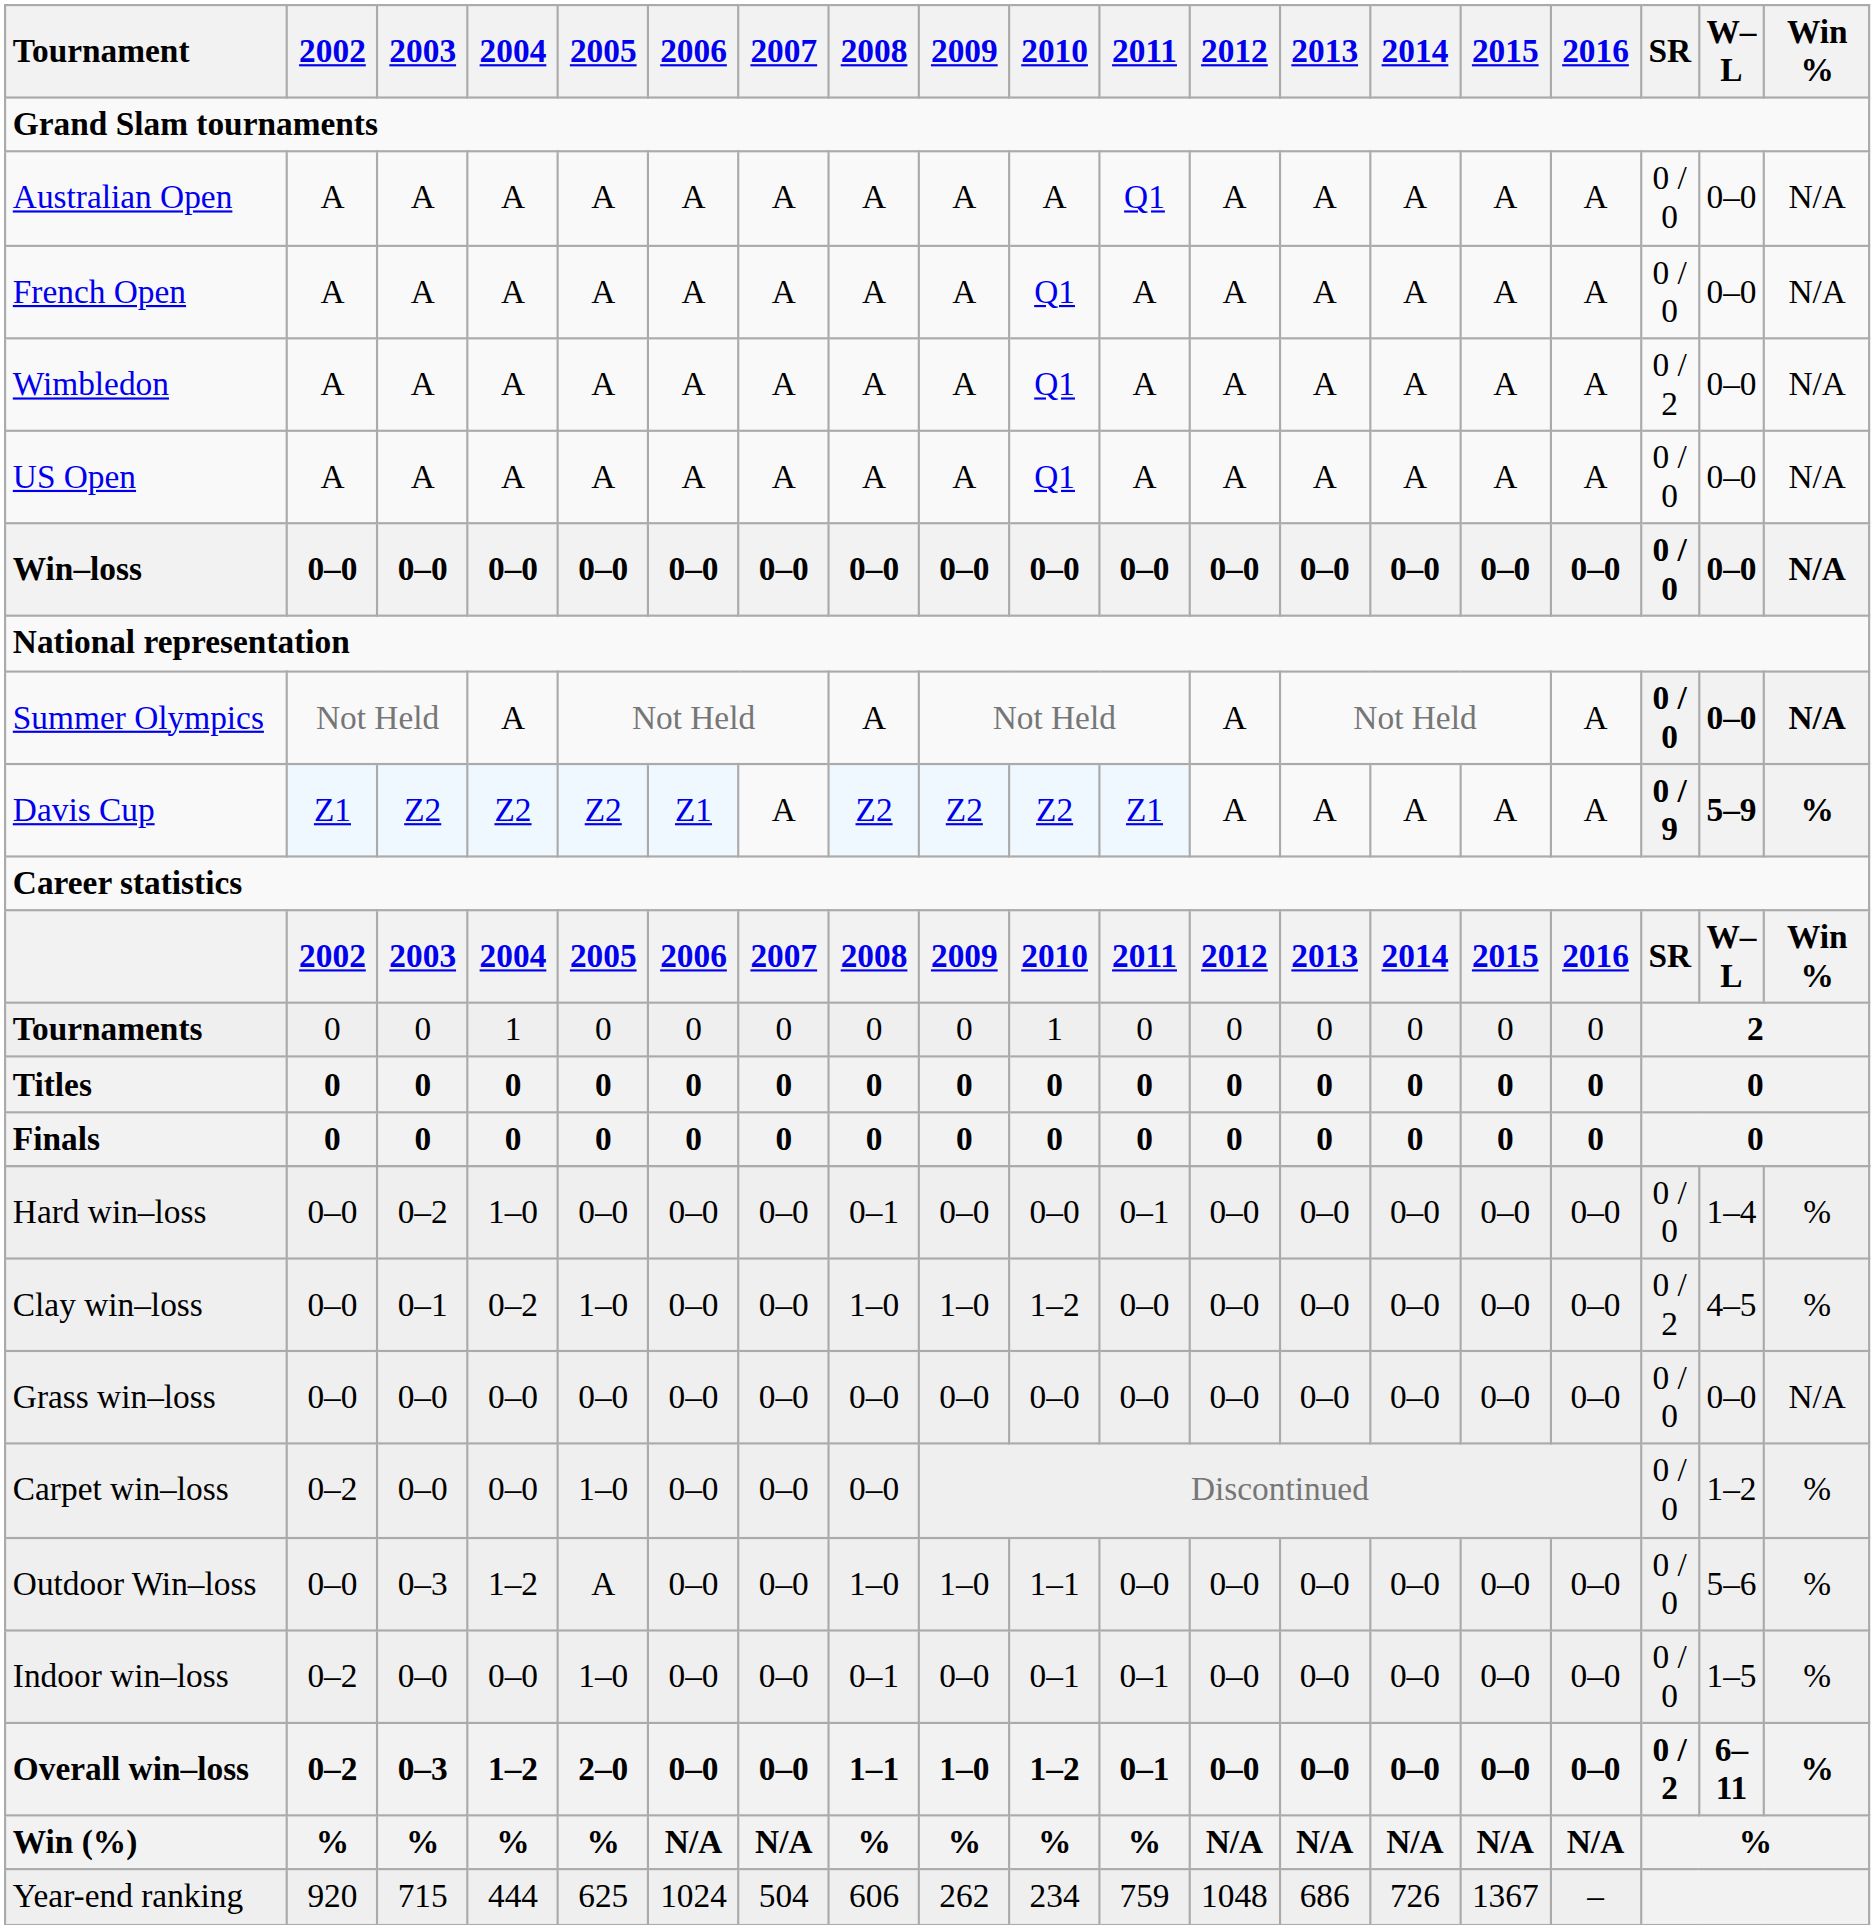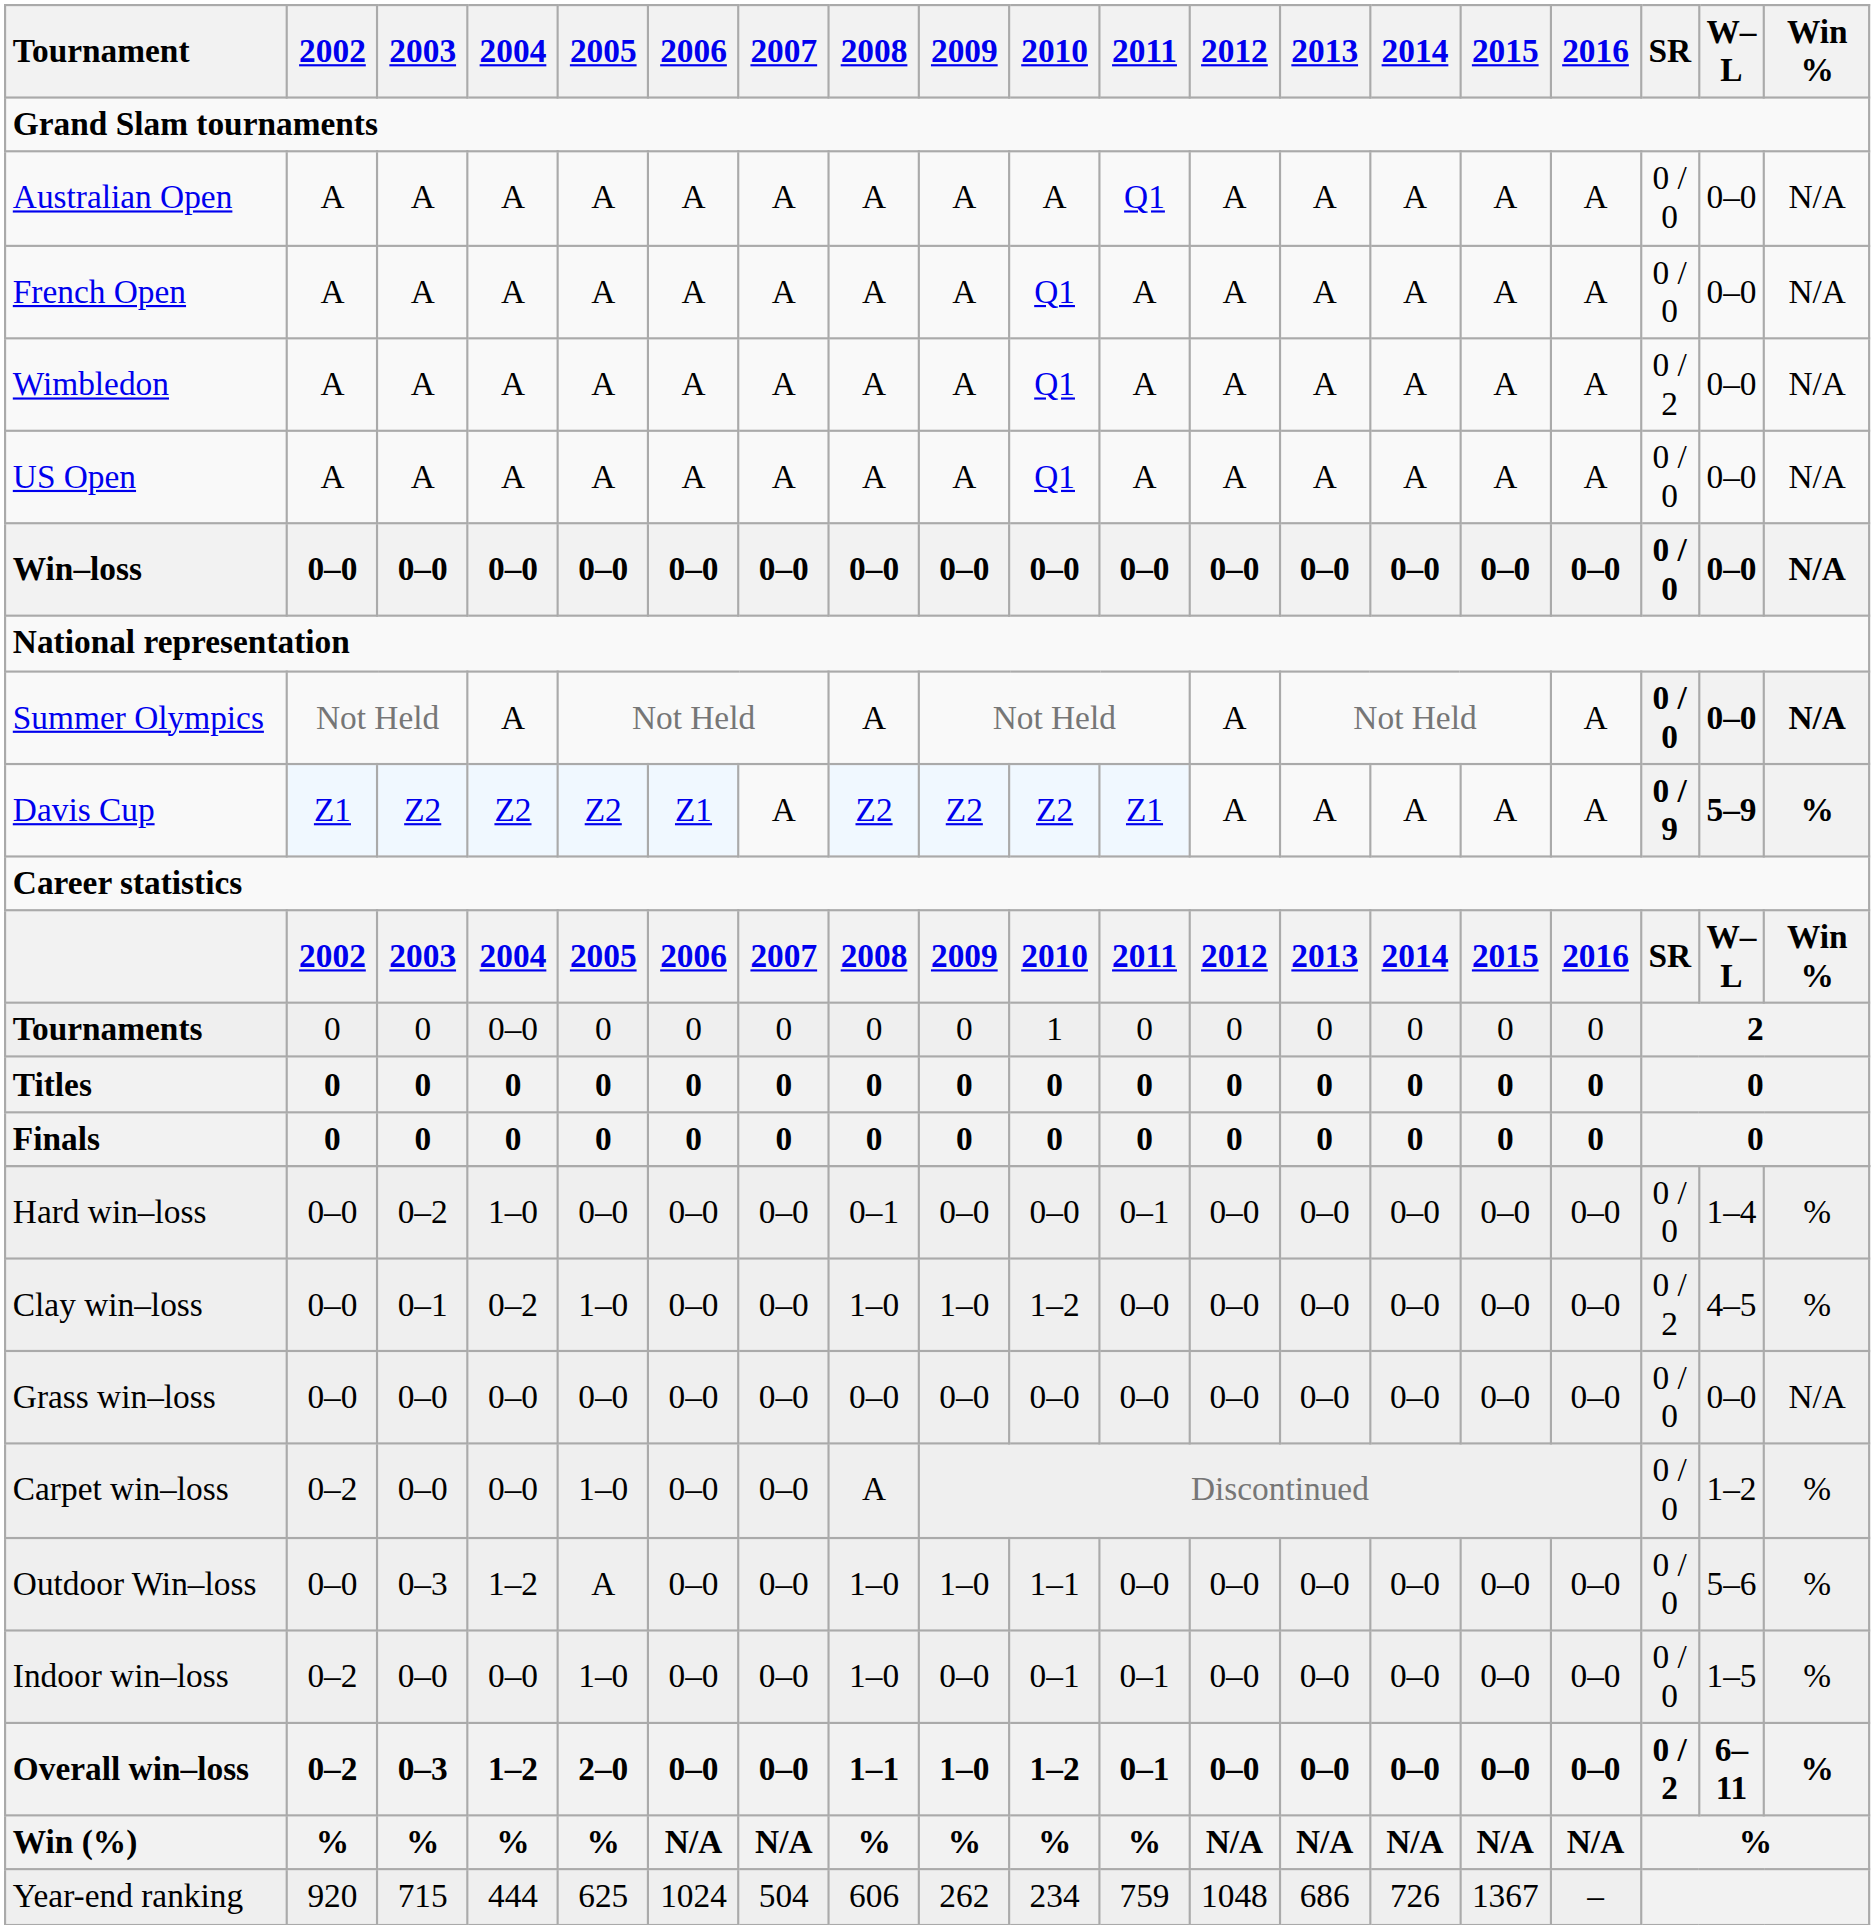(513, 1029) 1 -> (513, 1029) 0–0
(874, 1489) 0–0 -> (874, 1489) A
(874, 1675) 0–1 -> (874, 1675) 1–0
